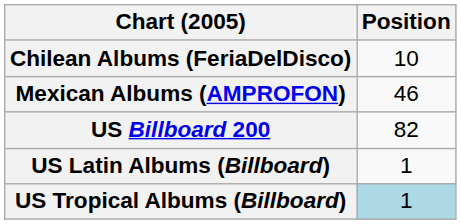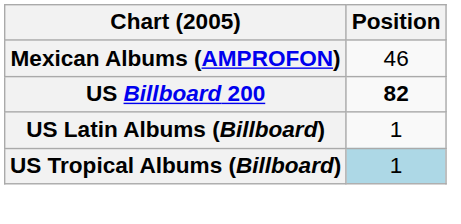- row: (181, 58)
(406, 129) normal -> (396, 93) bold
